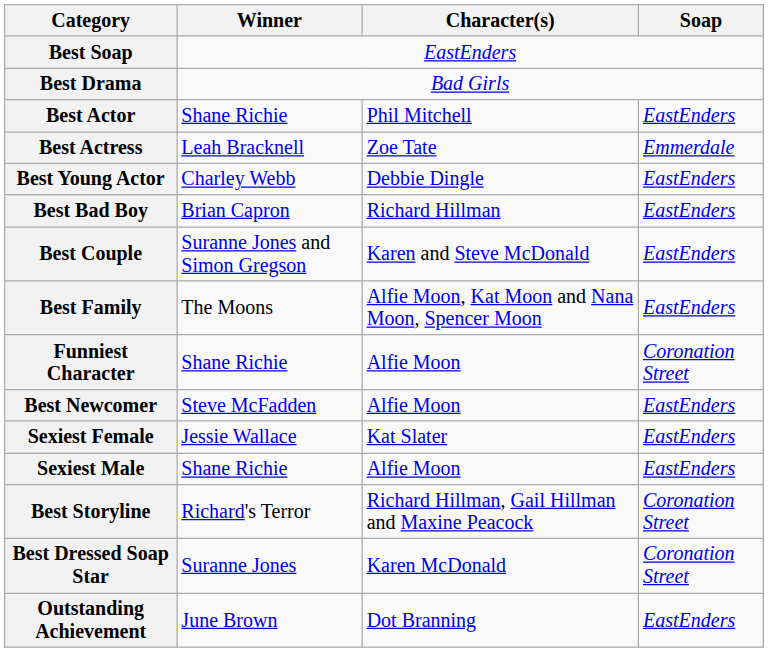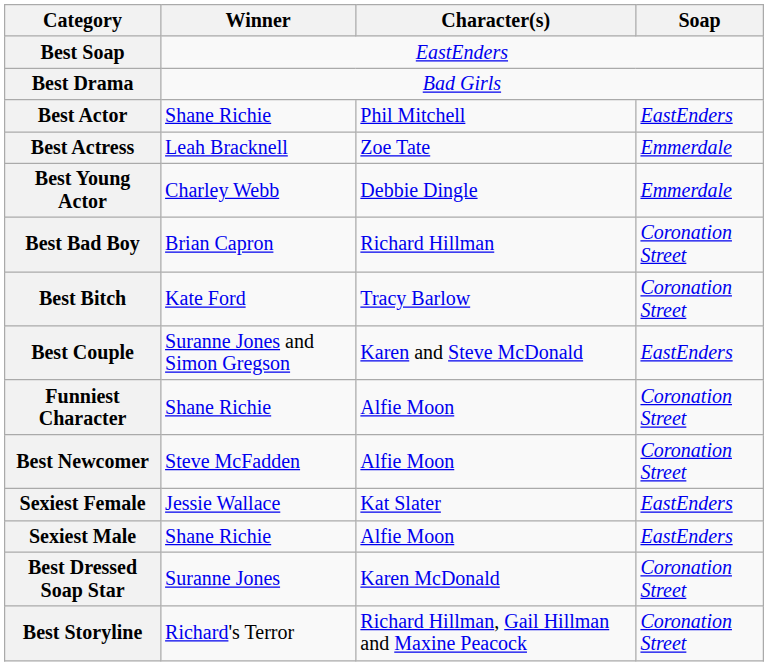(689, 178) EastEnders -> (686, 190) Emmerdale
(689, 210) EastEnders -> (686, 244) Coronation Street
+ row: (83, 298)
- row: (91, 307)
(689, 405) EastEnders -> (686, 461) Coronation Street
rows swapped: (91, 511) <-> (91, 565)
- row: (91, 619)
